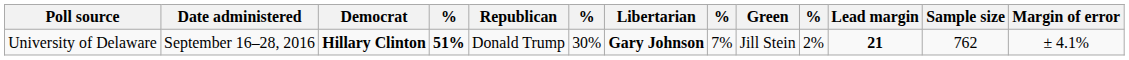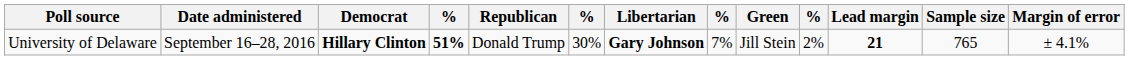(966, 42) 762 -> (966, 42) 765
